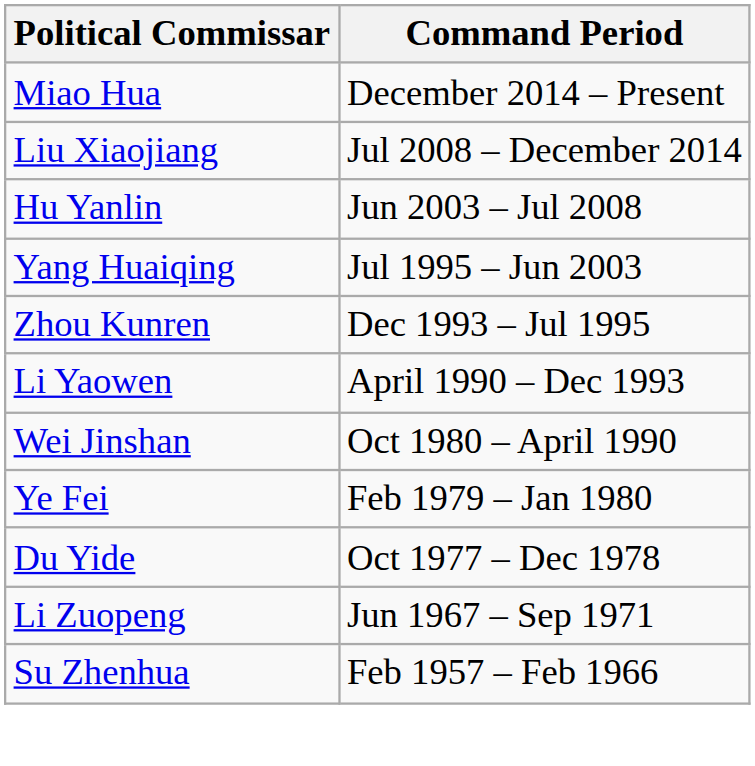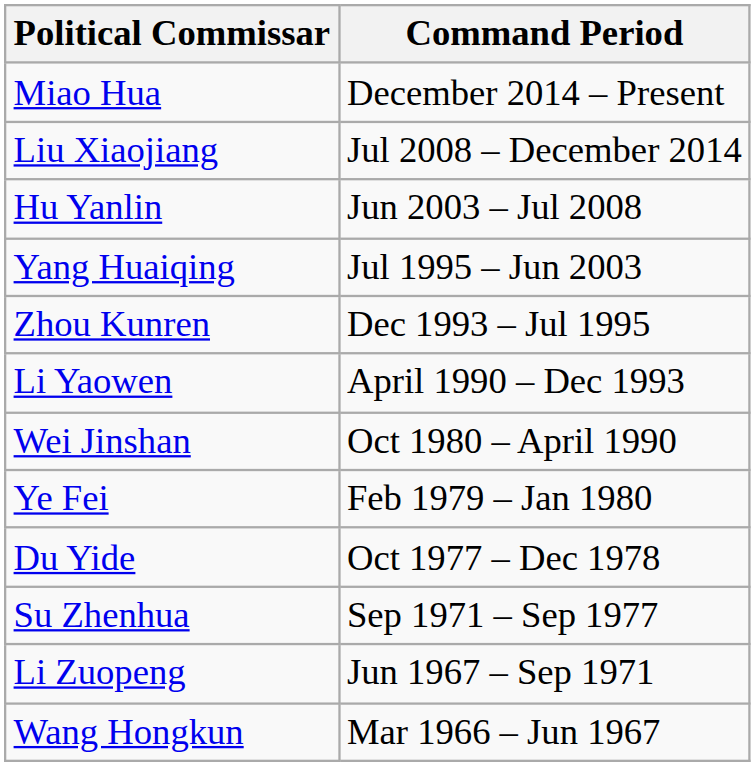+ row: (503, 614)
+ row: (504, 730)
- row: (503, 672)
